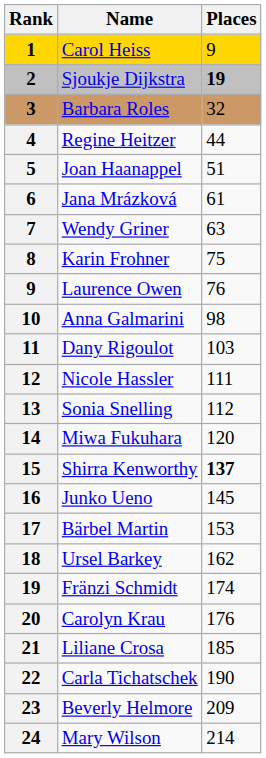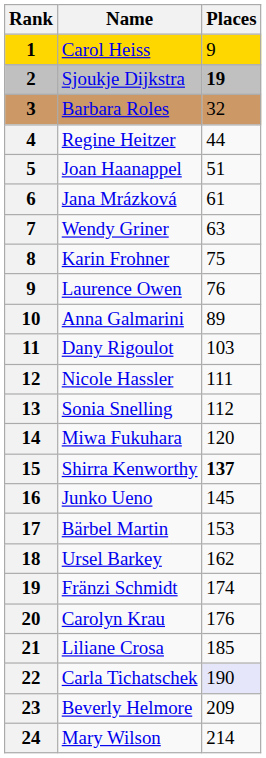(216, 318) 98 -> (216, 318) 89
(220, 678) no background -> (220, 678) lavender background
